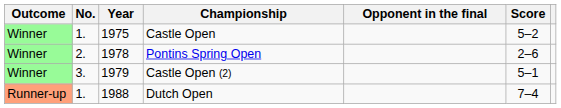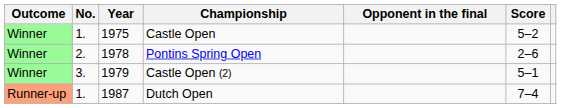(115, 93) 1988 -> (115, 93) 1987
